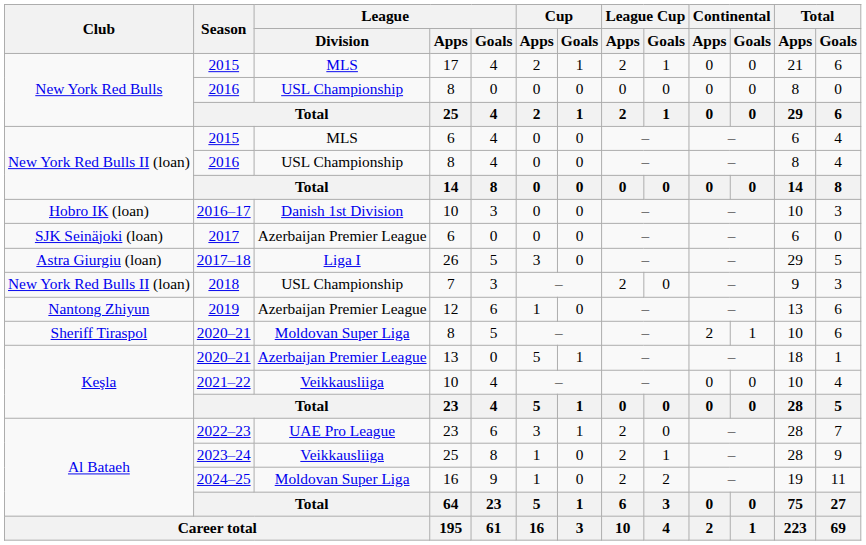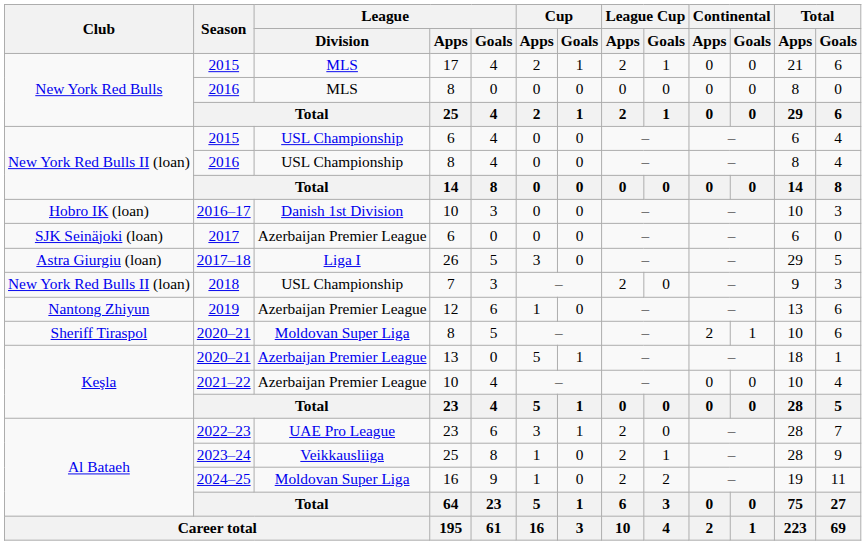(342, 89) USL Championship -> (342, 89) MLS
(342, 138) MLS -> (342, 138) USL Championship
(342, 382) Veikkausliiga -> (342, 382) Azerbaijan Premier League
